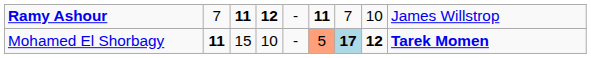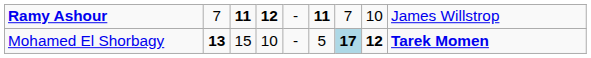(217, 41) 11 -> (217, 41) 13
(322, 41) lightsalmon background -> (322, 41) no background
